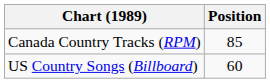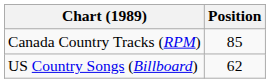(235, 66) 60 -> (235, 66) 62
